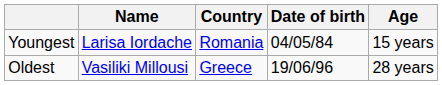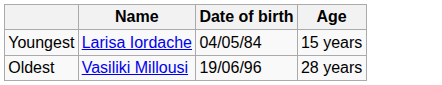- column: (231, 17)
